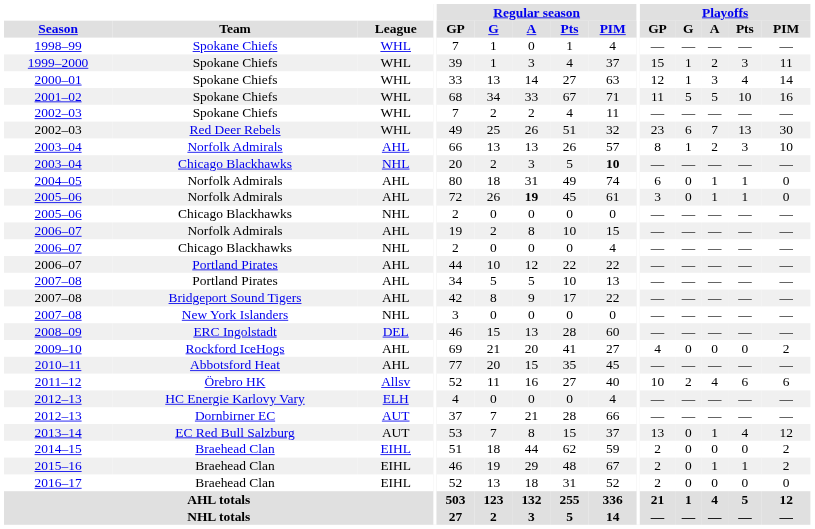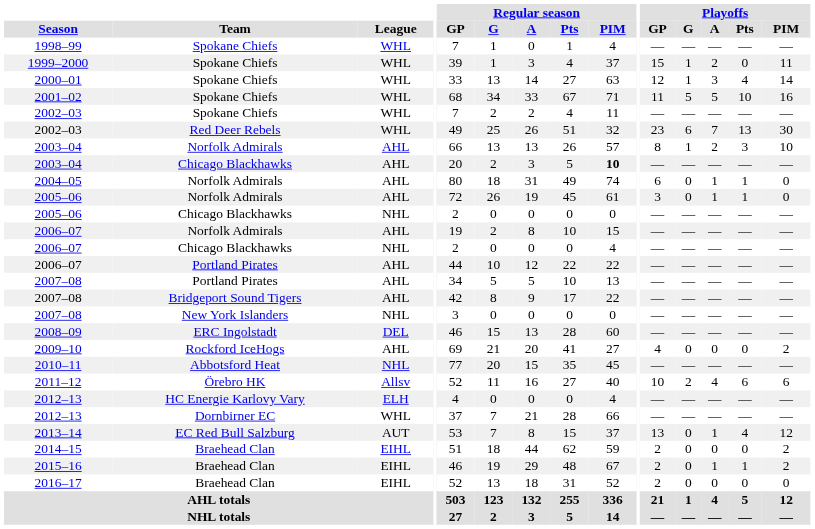(745, 62) 3 -> (745, 62) 0
(396, 163) NHL -> (396, 163) AHL
(531, 197) bold -> (531, 197) normal
(396, 365) AHL -> (396, 365) NHL
(396, 415) AUT -> (396, 415) WHL
